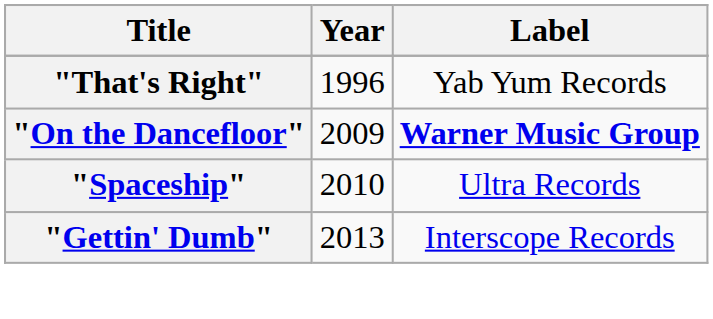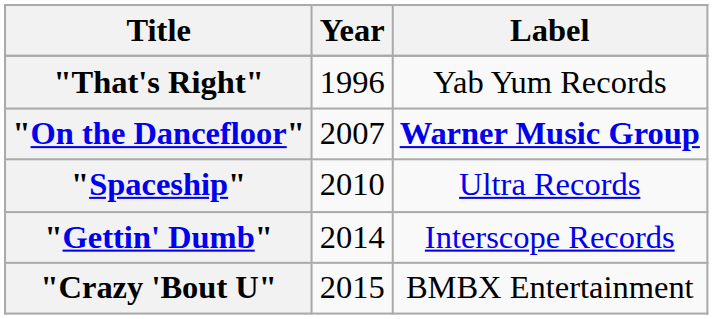(352, 133) 2009 -> (352, 133) 2007
(352, 236) 2013 -> (352, 236) 2014
+ row: (159, 287)
